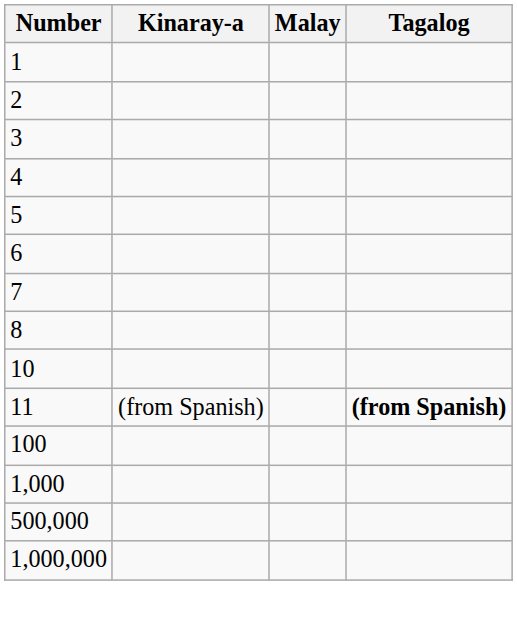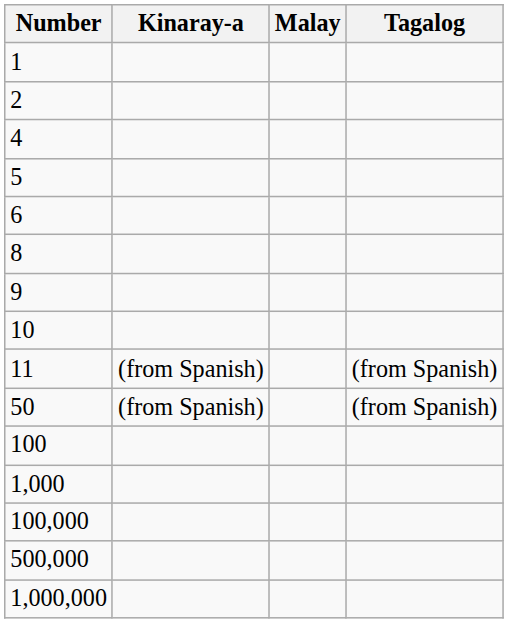- row: (16, 138)
- row: (16, 291)
+ row: (16, 291)
(429, 406) bold -> (425, 368) normal
+ row: (22, 406)
+ row: (50, 521)
